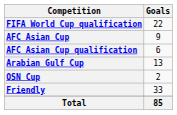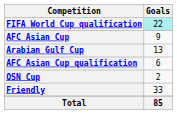(158, 24) no background -> (158, 24) paleturquoise background
rows swapped: (72, 50) <-> (45, 63)
